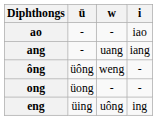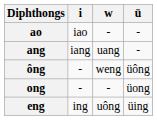columns swapped: (140, 13) <-> (82, 13)
